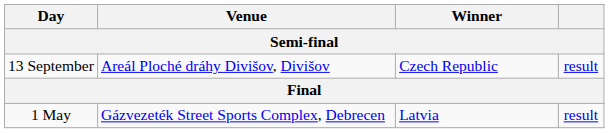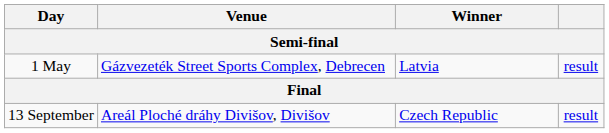rows swapped: (51, 115) <-> (51, 66)
